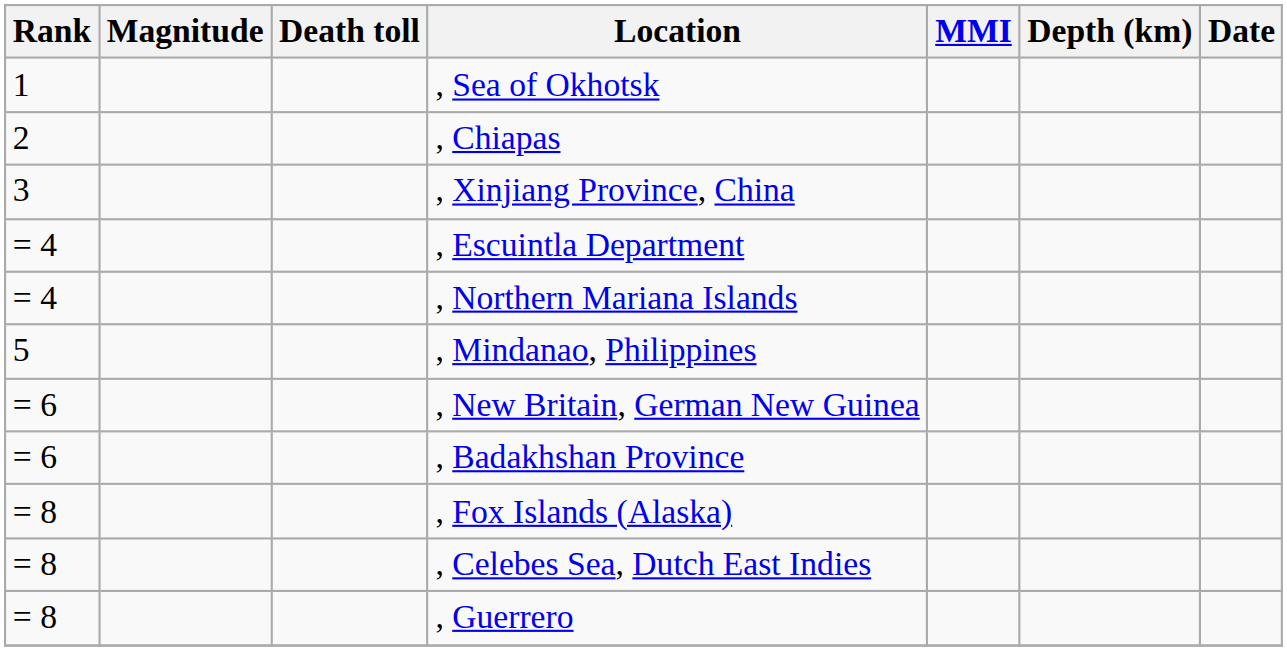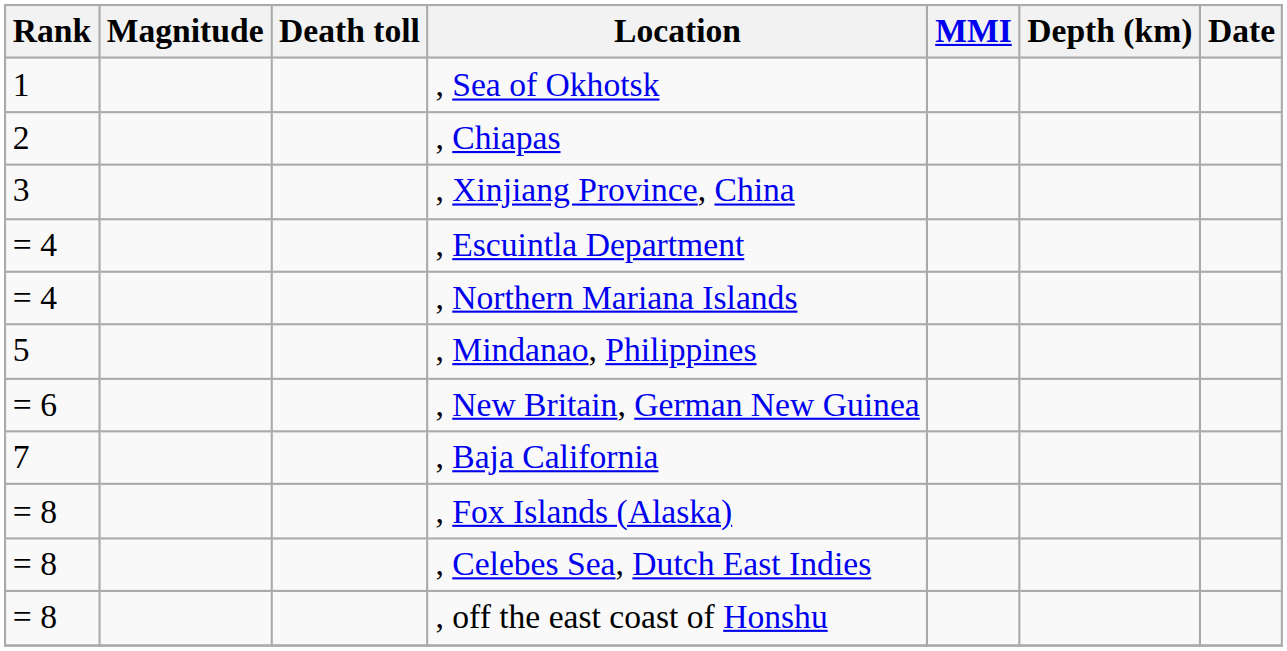- row: (590, 457)
+ row: (547, 457)
- row: (504, 617)
+ row: (632, 617)
